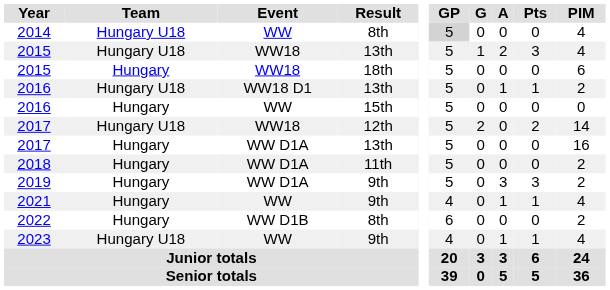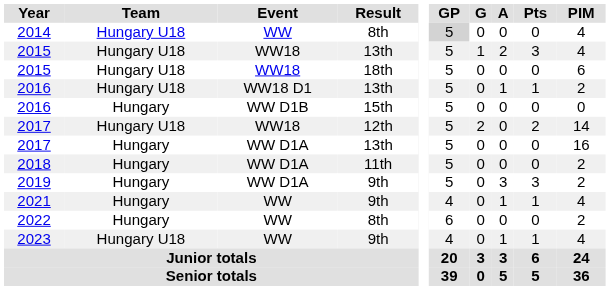(141, 69) Hungary -> (141, 69) Hungary U18
(278, 107) WW -> (278, 107) WW D1B
(278, 220) WW D1B -> (278, 220) WW
